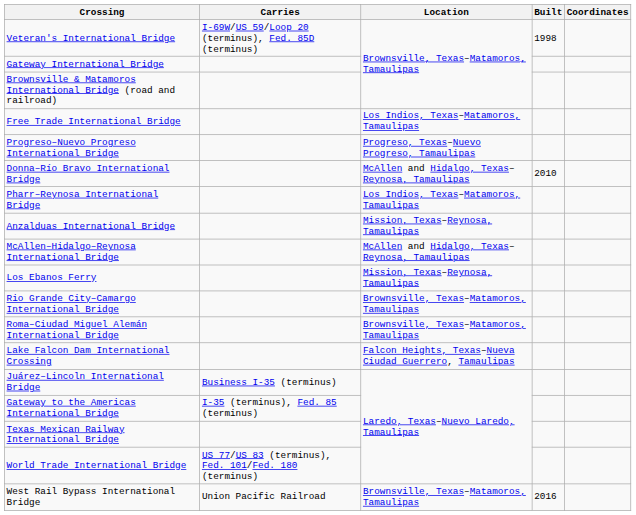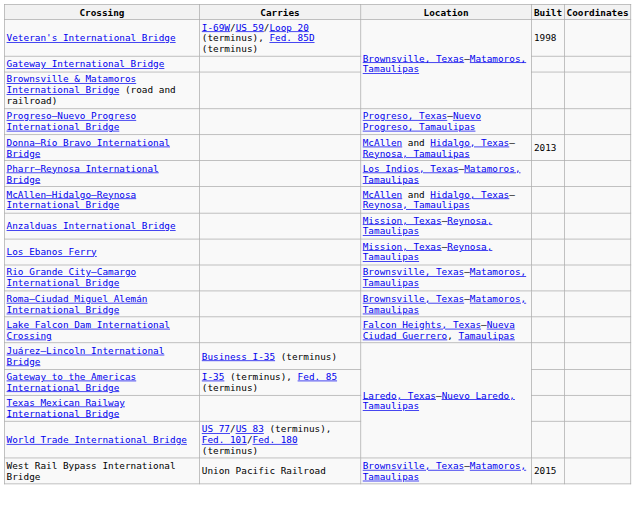- row: (94, 122)
(545, 174) 2010 -> (545, 148) 2013
rows swapped: (71, 252) <-> (91, 226)
(545, 497) 2016 -> (545, 471) 2015
